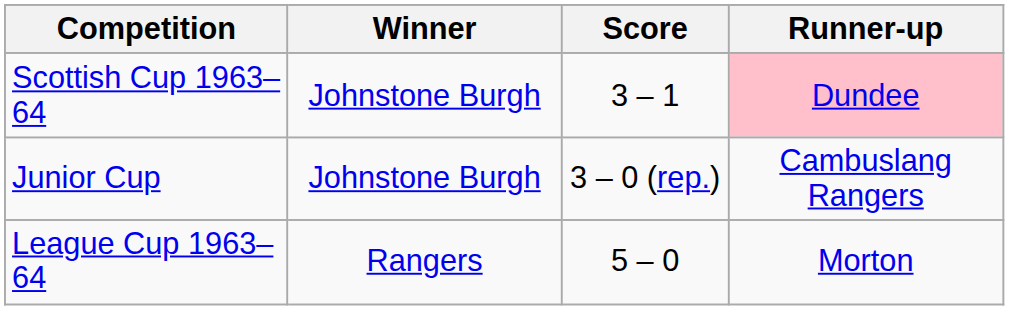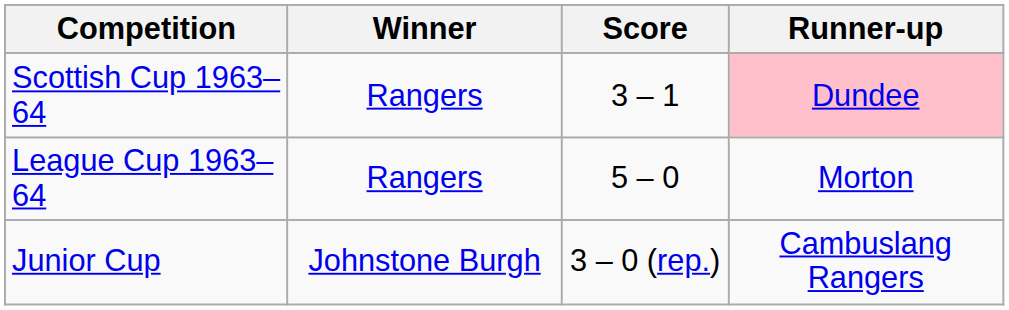(425, 94) Johnstone Burgh -> (425, 94) Rangers
rows swapped: (143, 261) <-> (86, 178)
